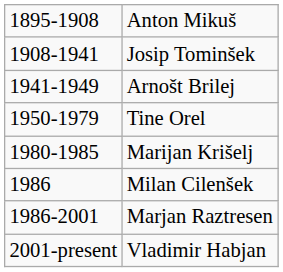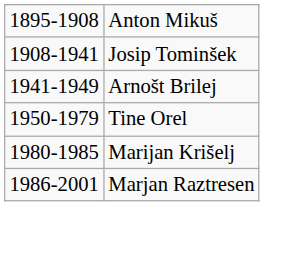- row: (190, 184)
- row: (196, 250)
